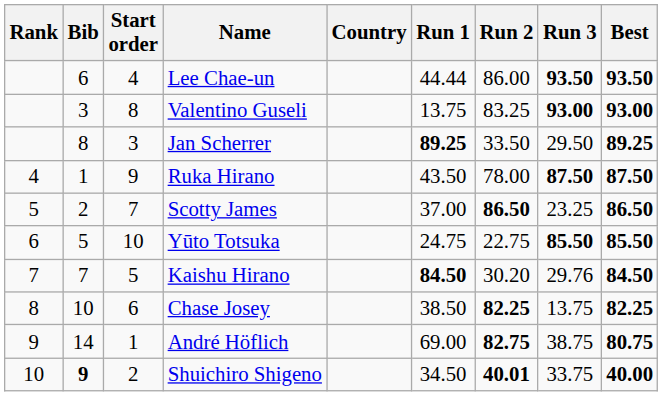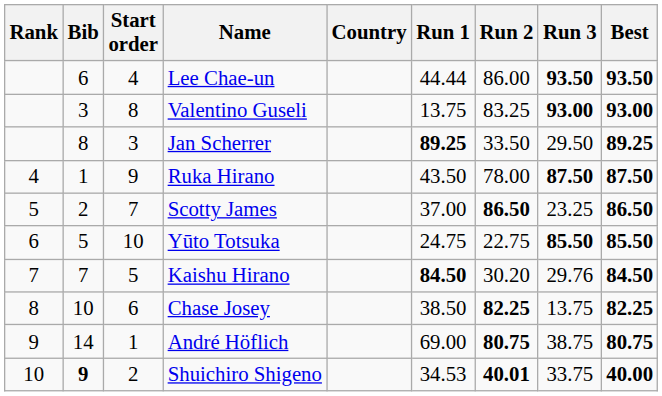(506, 341) 82.75 -> (506, 341) 80.75
(443, 374) 34.50 -> (443, 374) 34.53
